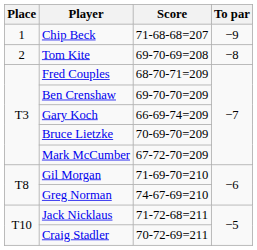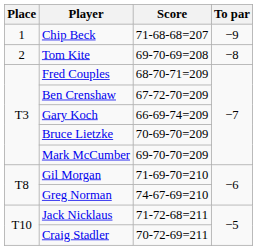(172, 94) 69-70-70=209 -> (172, 94) 67-72-70=209
(172, 154) 67-72-70=209 -> (172, 154) 69-70-70=209
